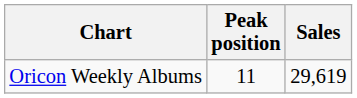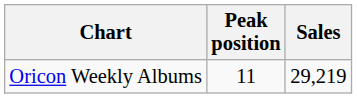(318, 76) 29,619 -> (318, 76) 29,219
